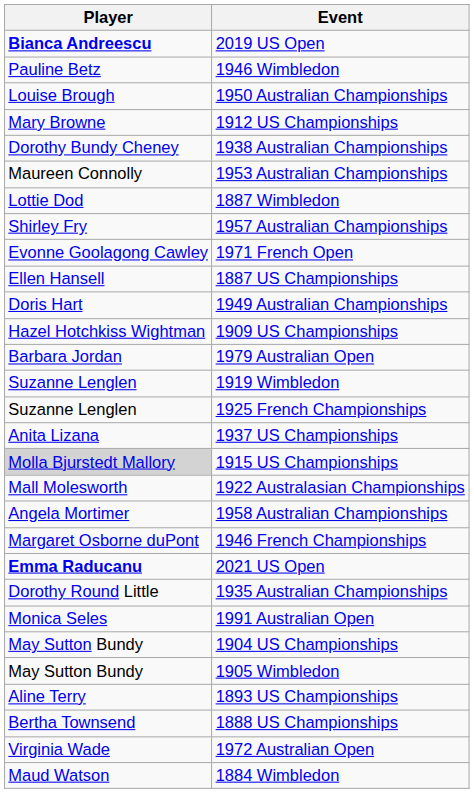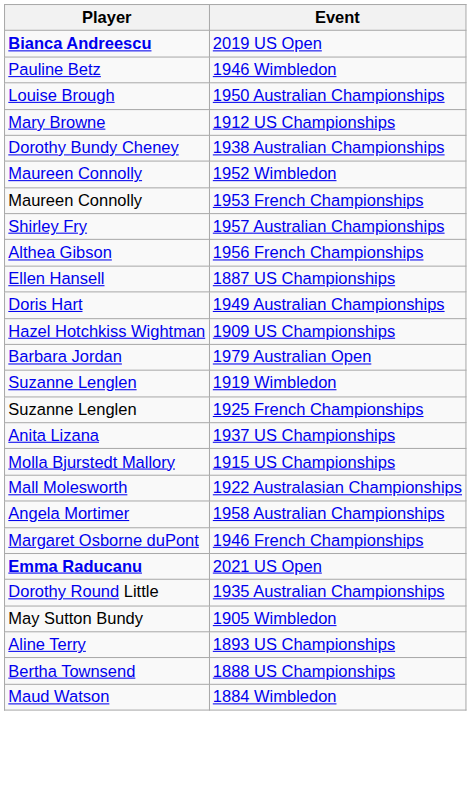+ row: (275, 174)
- row: (332, 174)
+ row: (318, 200)
- row: (277, 200)
+ row: (318, 252)
- row: (284, 252)
(92, 461) lightgrey background -> (92, 461) no background
- row: (295, 618)
- row: (307, 644)
- row: (295, 749)
